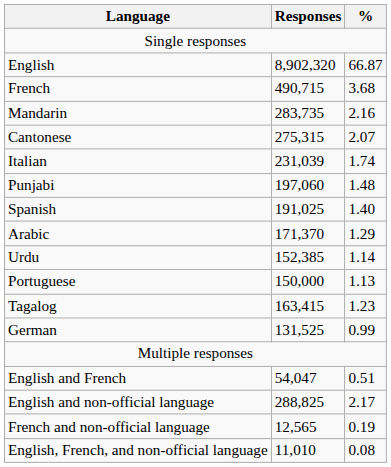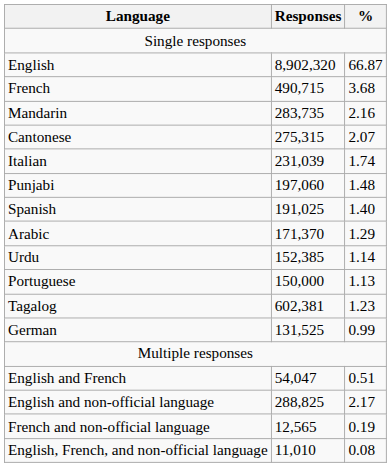(299, 305) 163,415 -> (299, 305) 602,381
